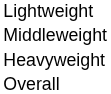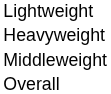rows swapped: (55, 35) <-> (54, 60)
